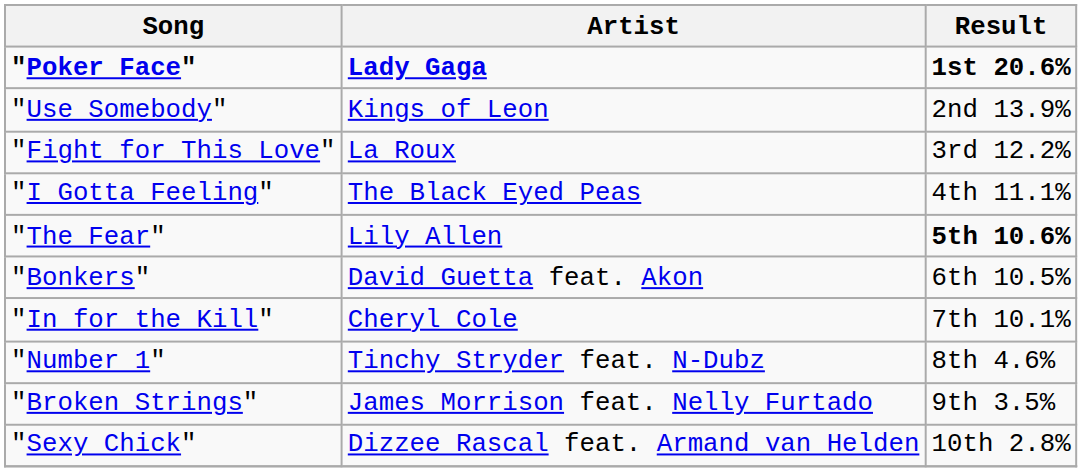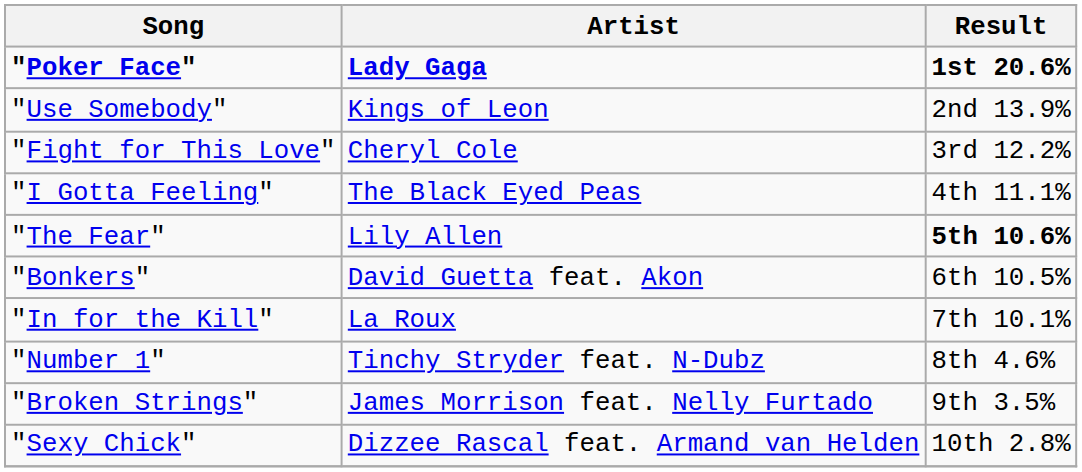(402, 152) La Roux -> (433, 152) Cheryl Cole
(433, 320) Cheryl Cole -> (402, 320) La Roux
